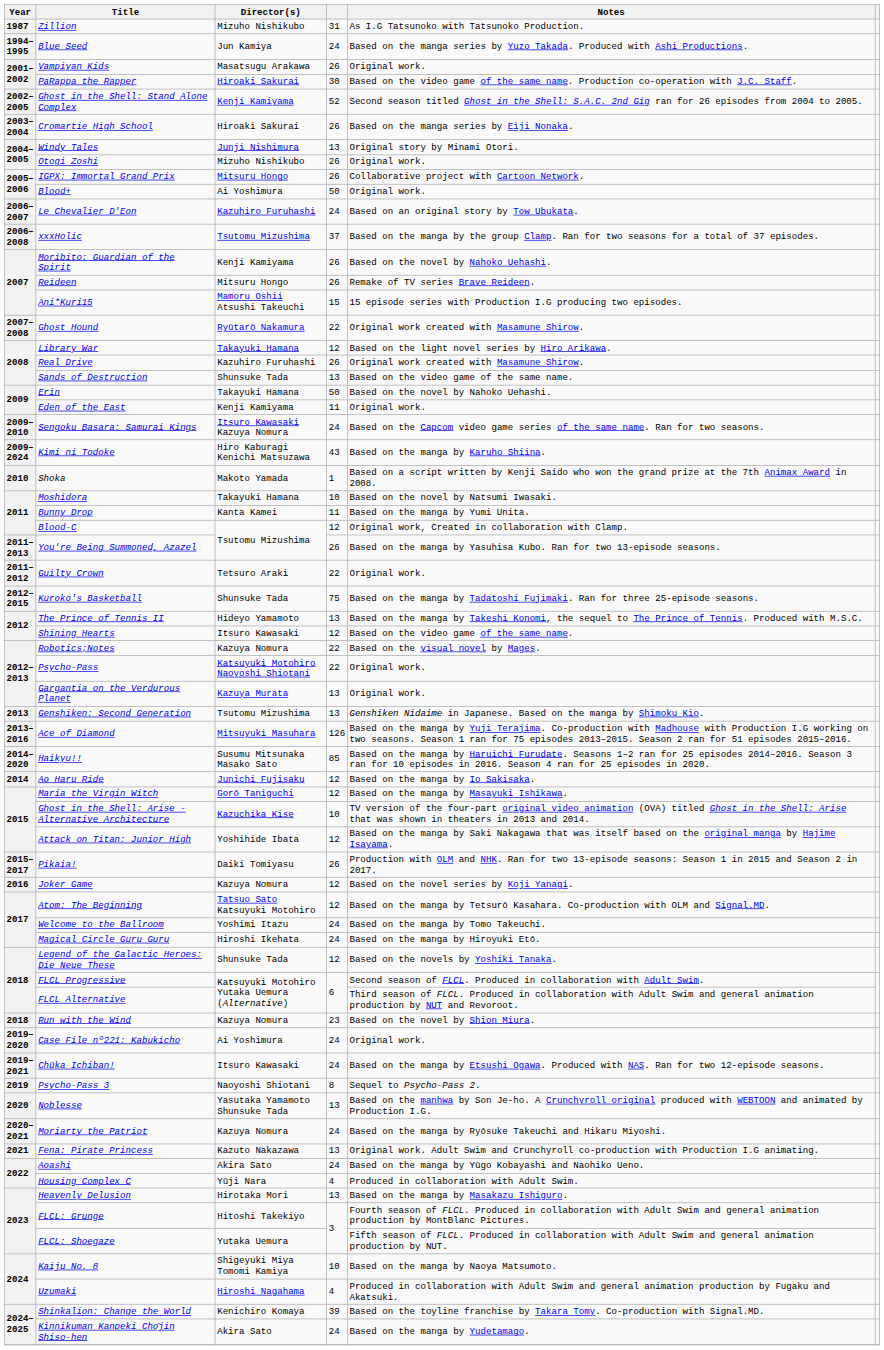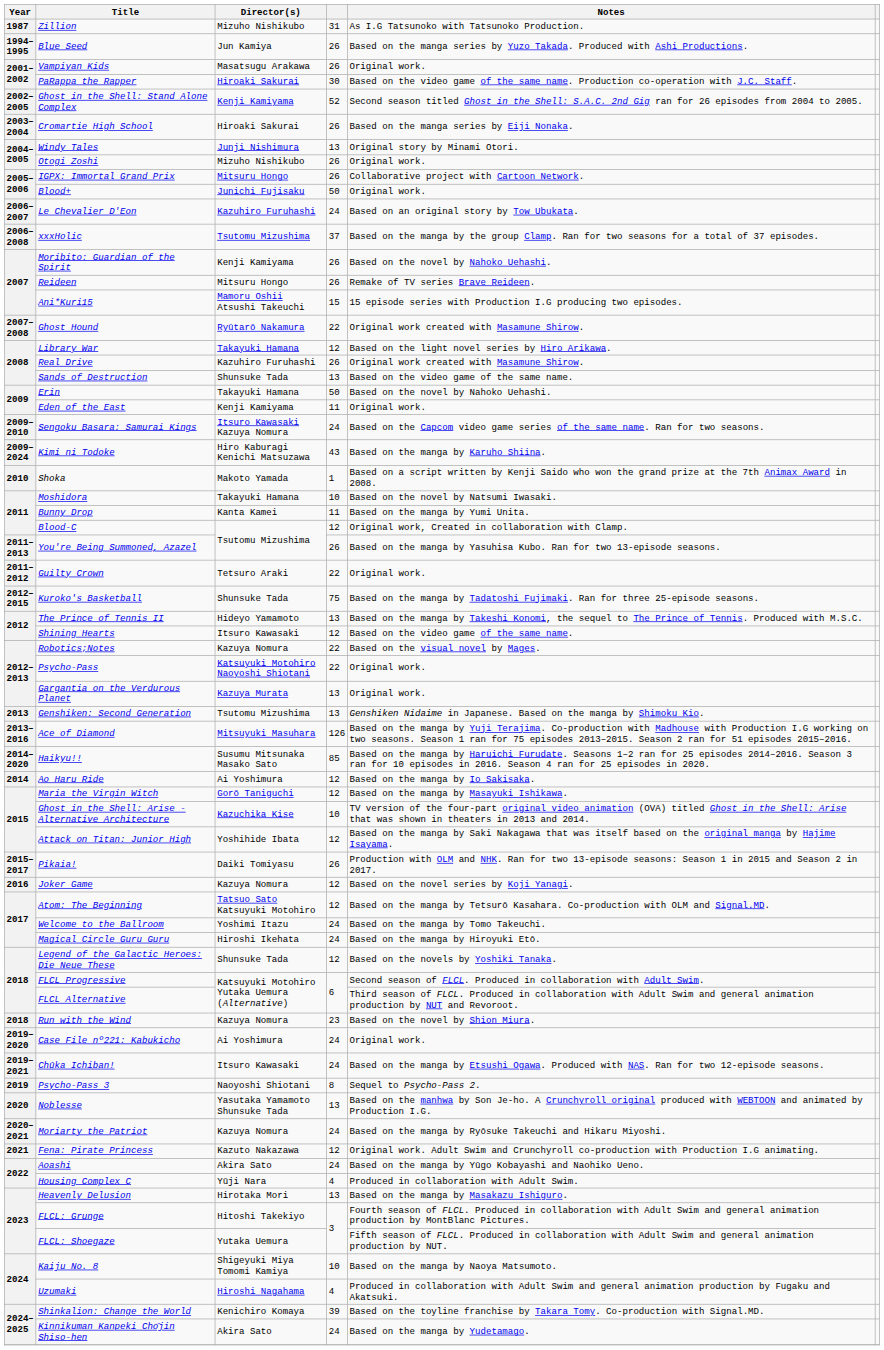(334, 47) 24 -> (334, 47) 26
(250, 192) Ai Yoshimura -> (261, 192) Junichi Fujisaku
(261, 779) Junichi Fujisaku -> (250, 779) Ai Yoshimura
(334, 1151) 13 -> (334, 1151) 12
